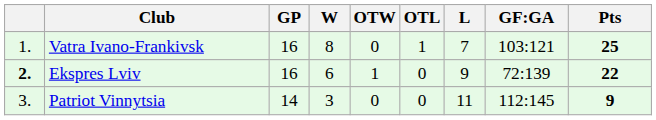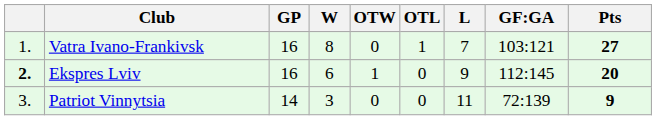(610, 45) 25 -> (610, 45) 27
(526, 73) 72:139 -> (526, 73) 112:145
(610, 73) 22 -> (610, 73) 20
(526, 100) 112:145 -> (526, 100) 72:139
